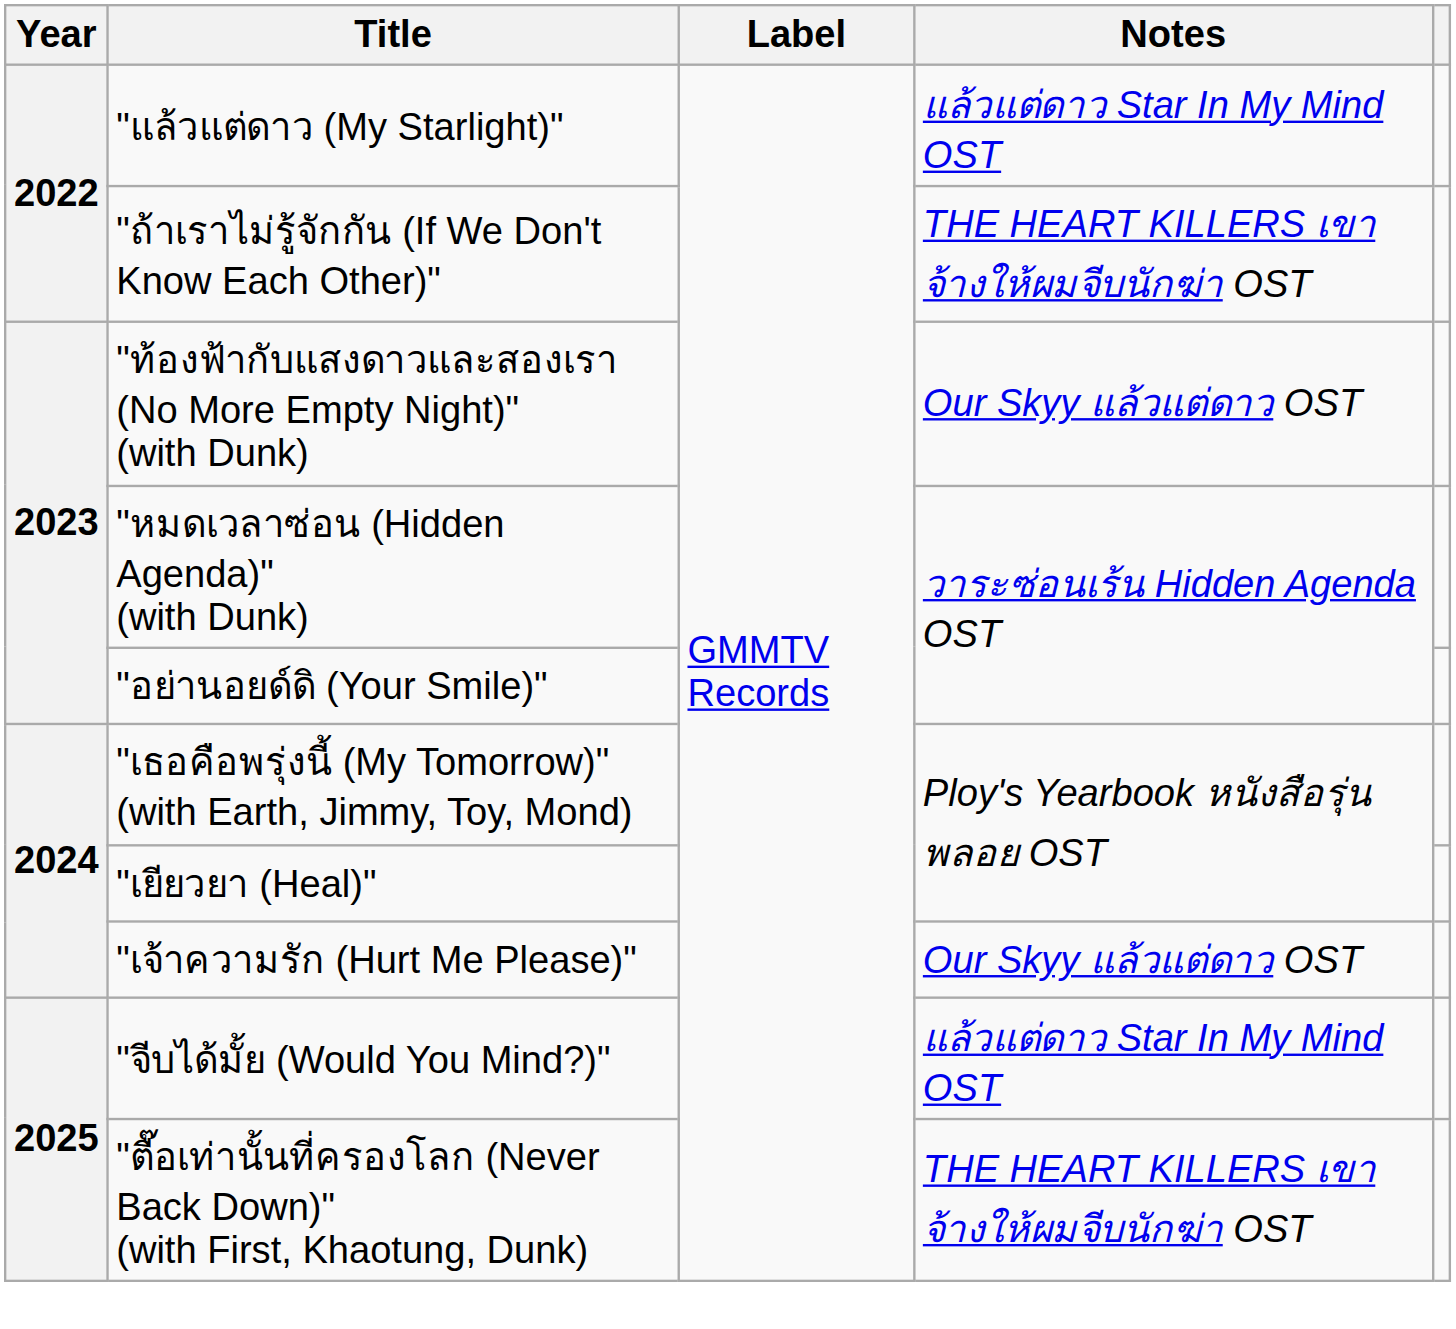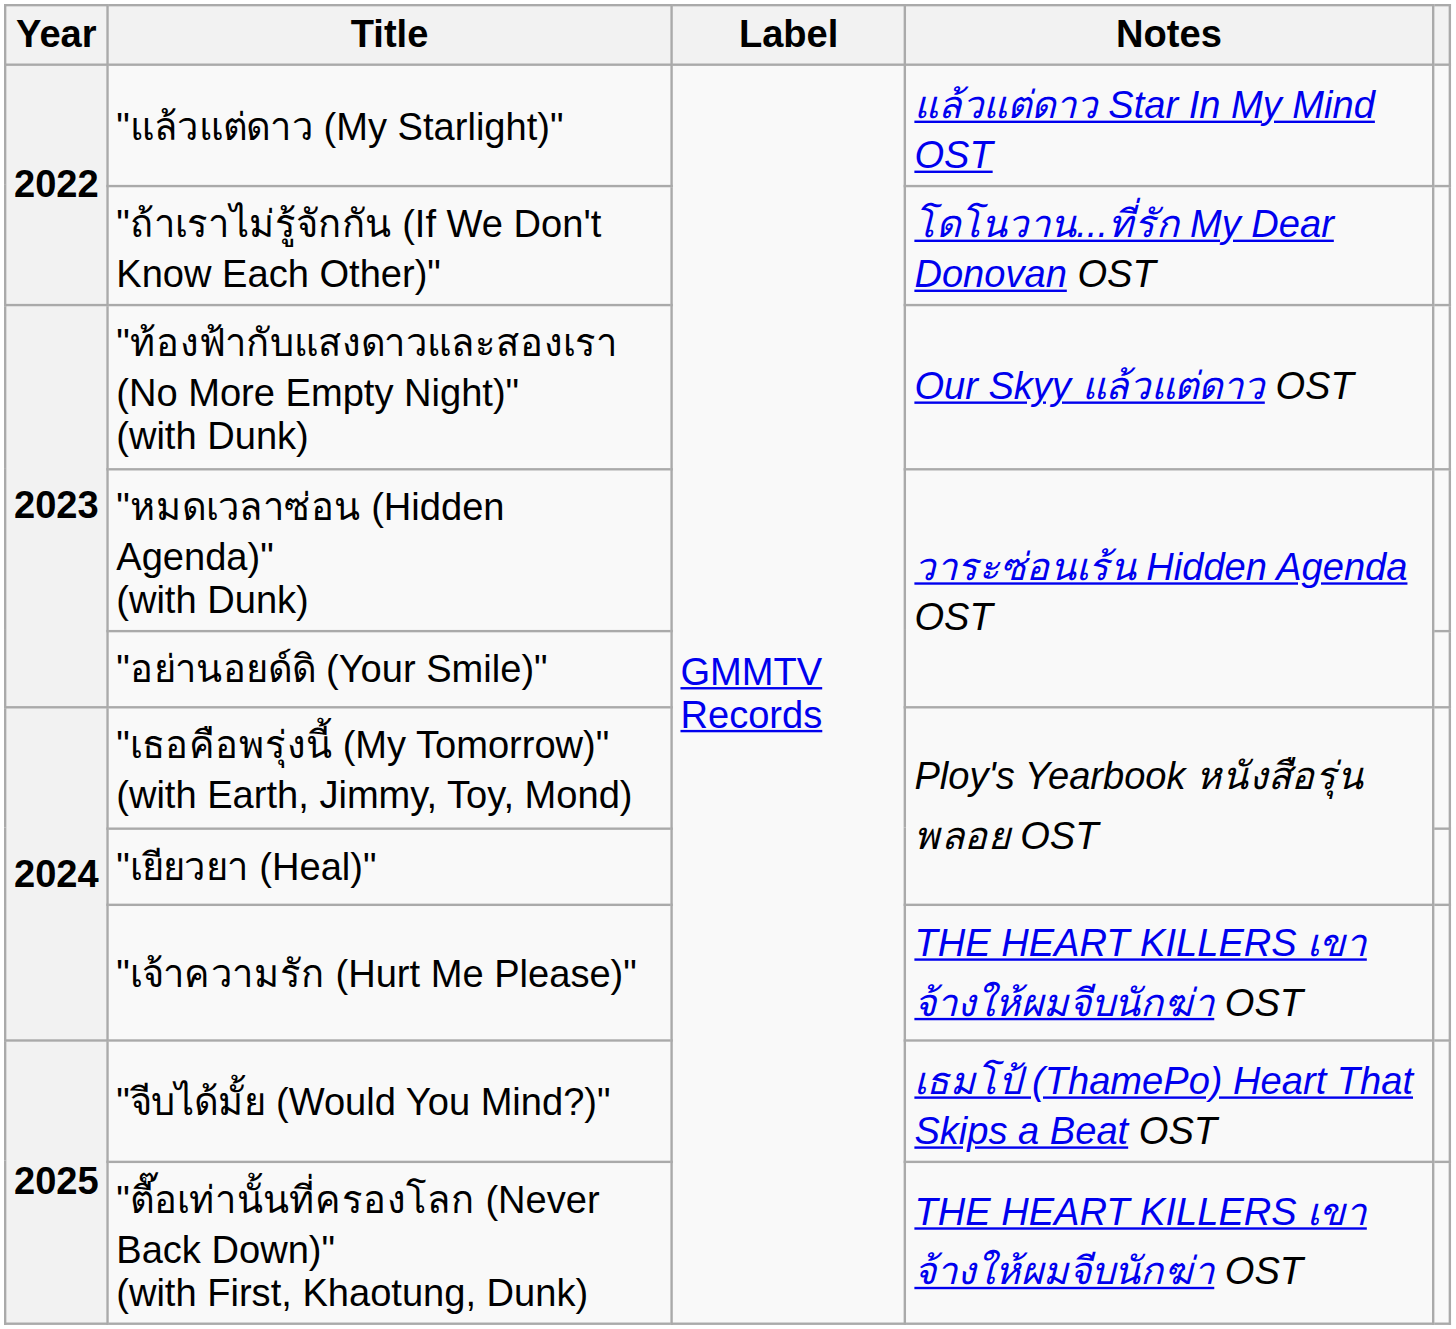(1149, 254) THE HEART KILLERS เขาจ้างให้ผมจีบนักฆ่า OST -> (1124, 249) โดโนวาน...ที่รัก My Dear Donovan OST
(1143, 960) Our Skyy แล้วแต่ดาว OST -> (1141, 973) THE HEART KILLERS เขาจ้างให้ผมจีบนักฆ่า OST
(1153, 1062) แล้วแต่ดาว Star In My Mind OST -> (1164, 1105) เธมโป้ (ThamePo) Heart That Skips a Beat OST
